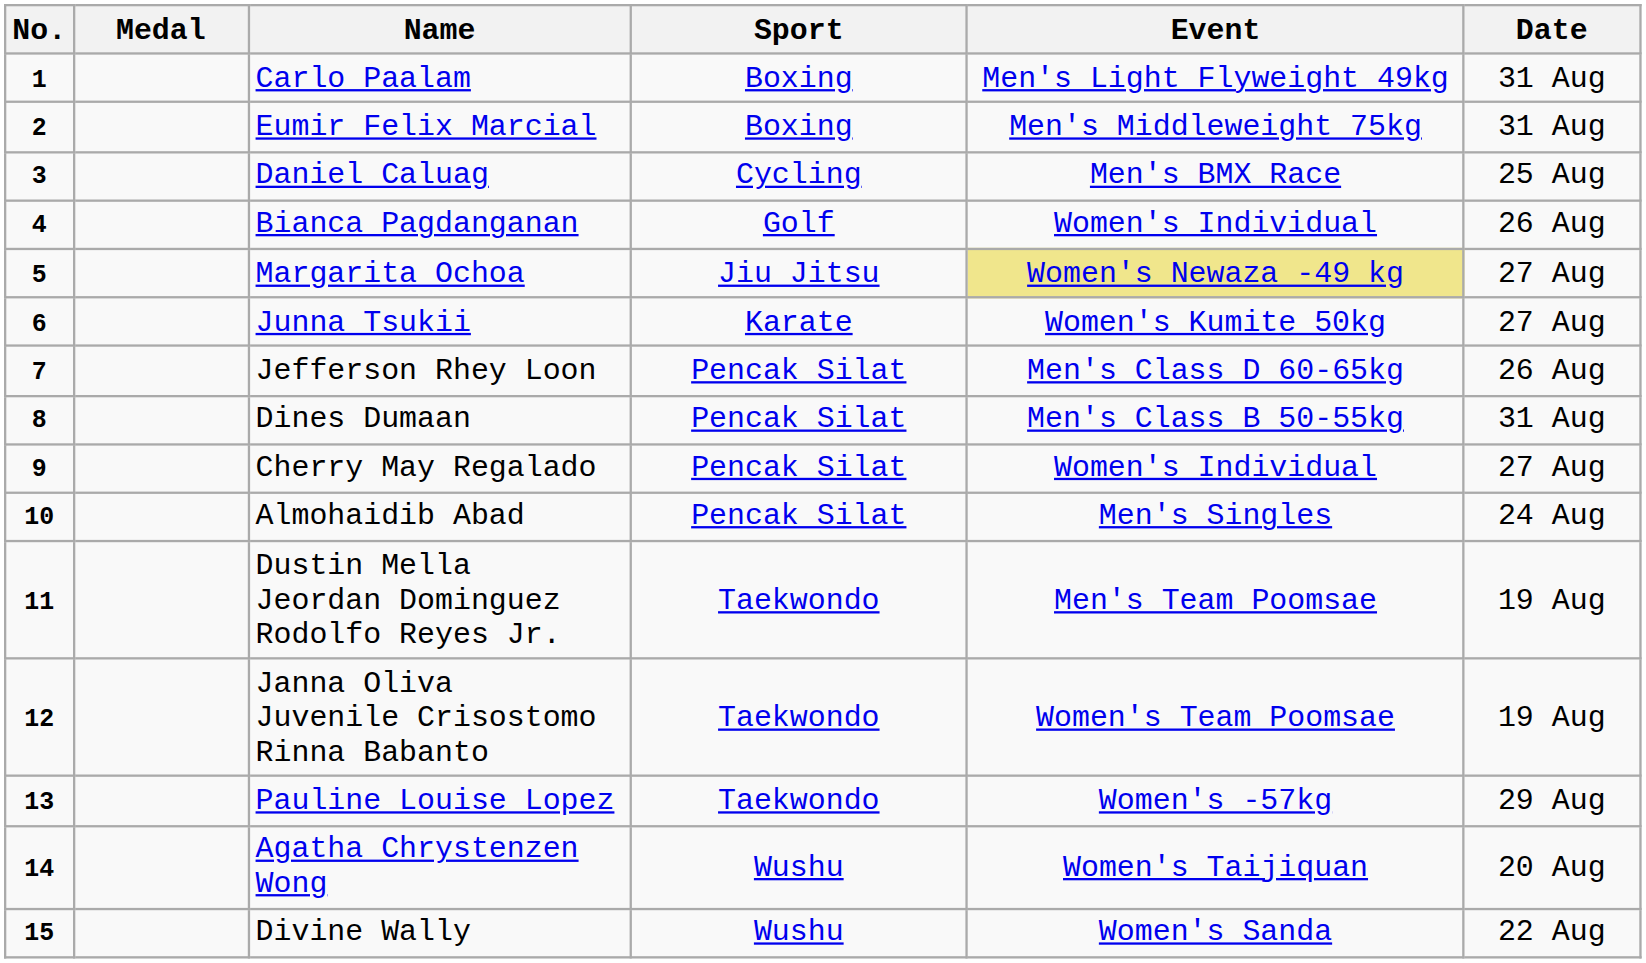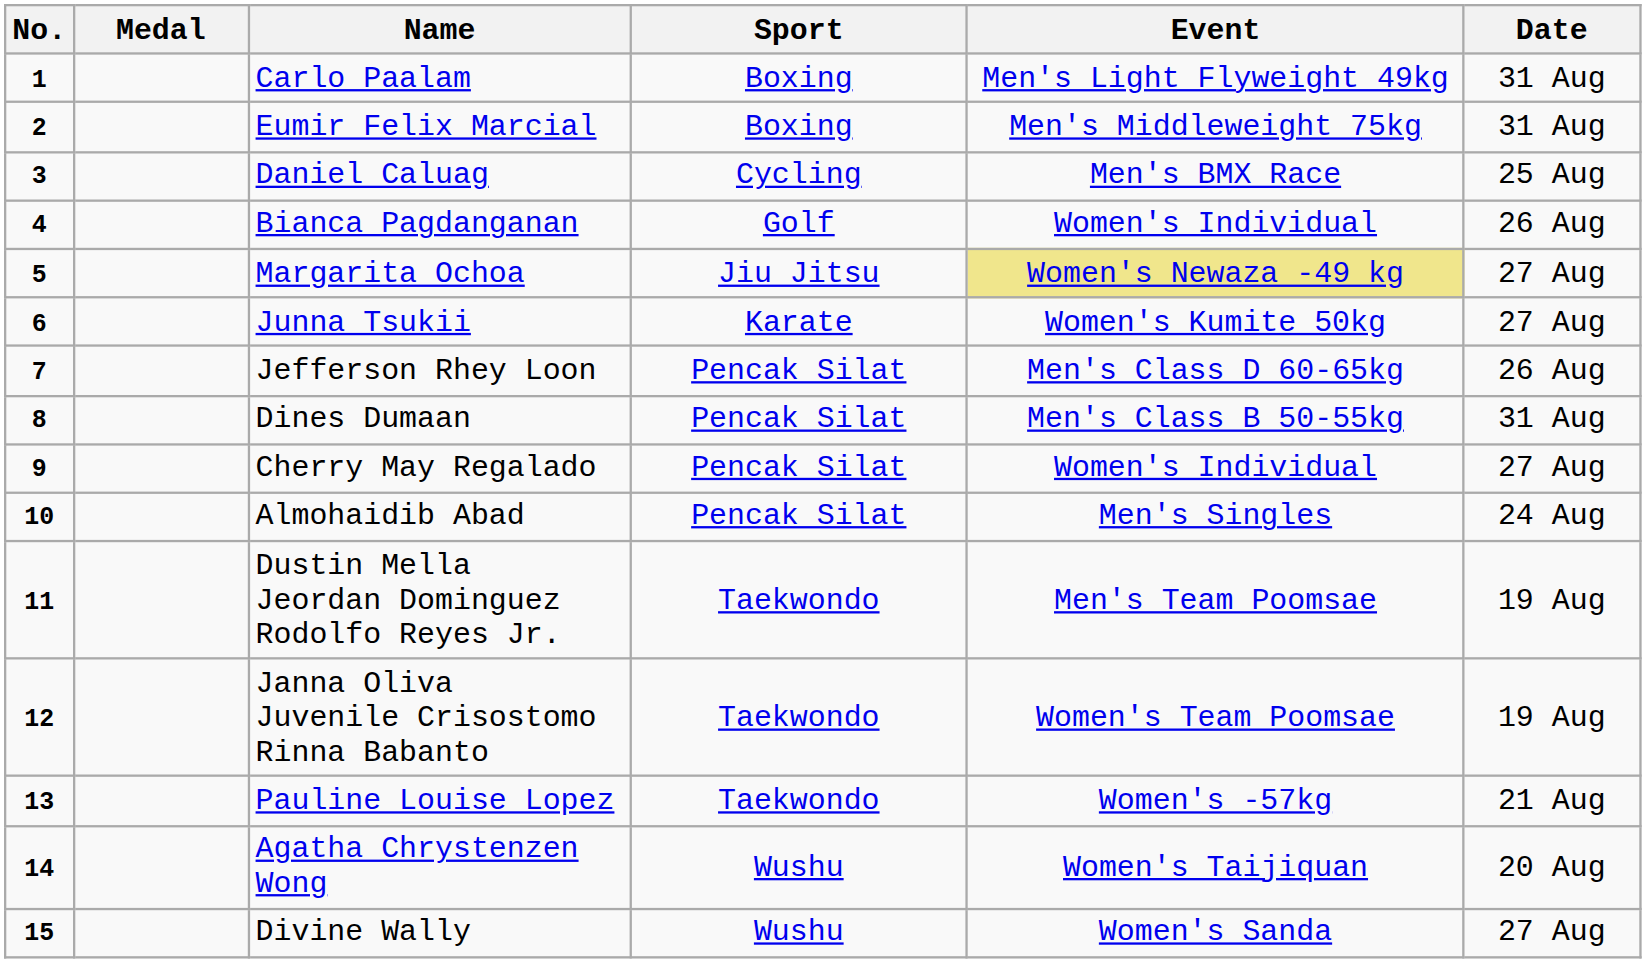(1552, 801) 29 Aug -> (1552, 801) 21 Aug
(1552, 933) 22 Aug -> (1552, 933) 27 Aug
